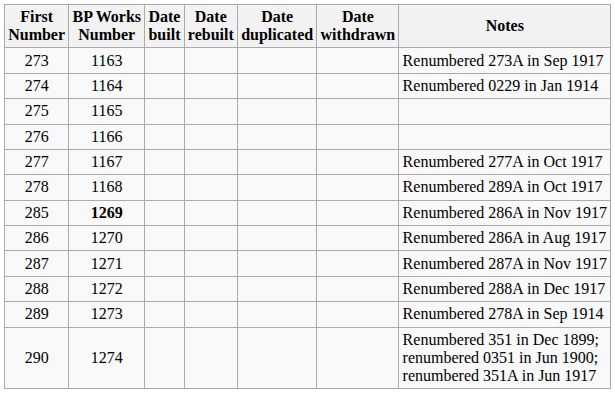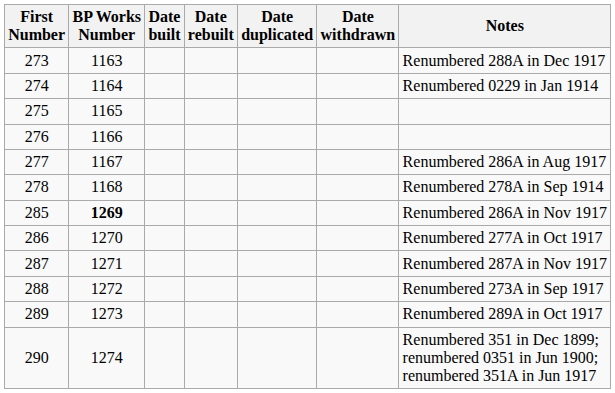(503, 60) Renumbered 273A in Sep 1917 -> (504, 60) Renumbered 288A in Dec 1917
(503, 162) Renumbered 277A in Oct 1917 -> (504, 162) Renumbered 286A in Aug 1917
(503, 187) Renumbered 289A in Oct 1917 -> (503, 187) Renumbered 278A in Sep 1914
(504, 238) Renumbered 286A in Aug 1917 -> (503, 238) Renumbered 277A in Oct 1917
(504, 288) Renumbered 288A in Dec 1917 -> (503, 288) Renumbered 273A in Sep 1917
(503, 314) Renumbered 278A in Sep 1914 -> (503, 314) Renumbered 289A in Oct 1917
